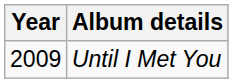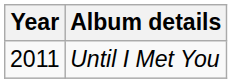(36, 59) 2009 -> (35, 59) 2011
